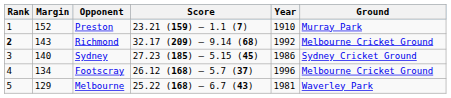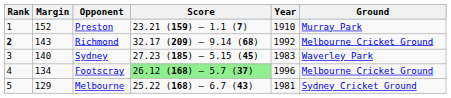(284, 56) 1986 -> (284, 56) 1983
(359, 56) Sydney Cricket Ground -> (337, 56) Waverley Park
(193, 71) no background -> (193, 71) lightgreen background
(337, 86) Waverley Park -> (359, 86) Sydney Cricket Ground
